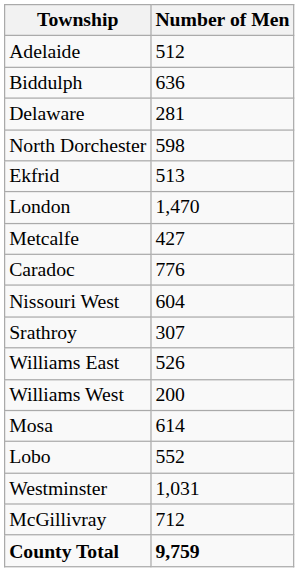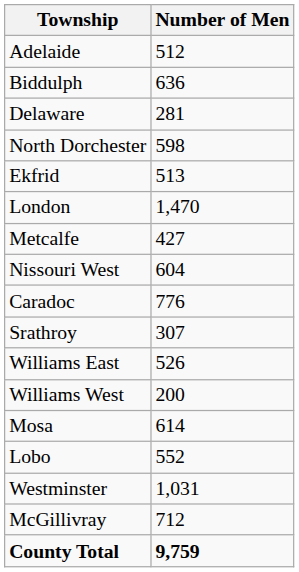rows swapped: (42, 269) <-> (64, 301)
